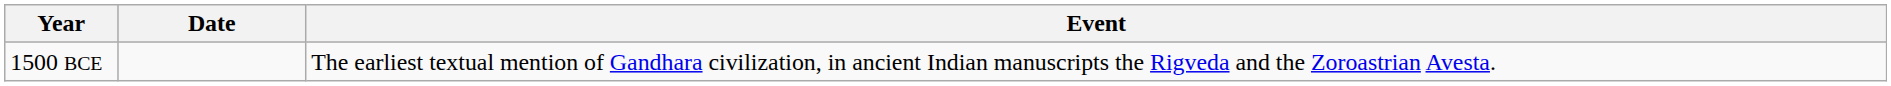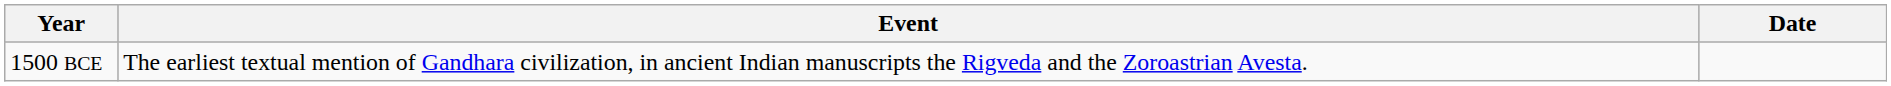columns swapped: (212, 23) <-> (1096, 23)
